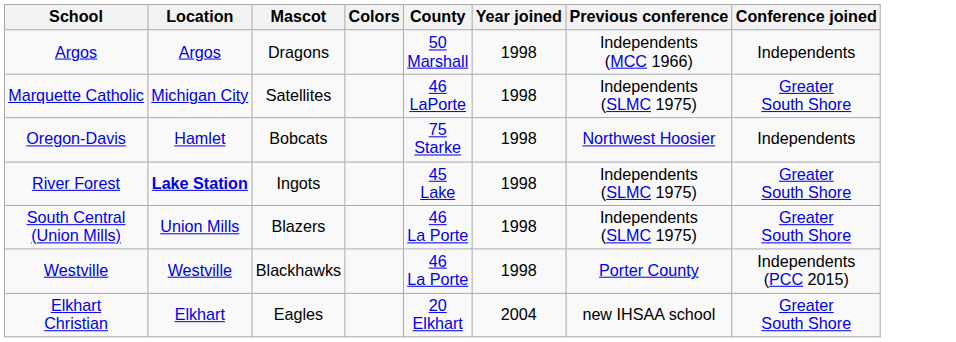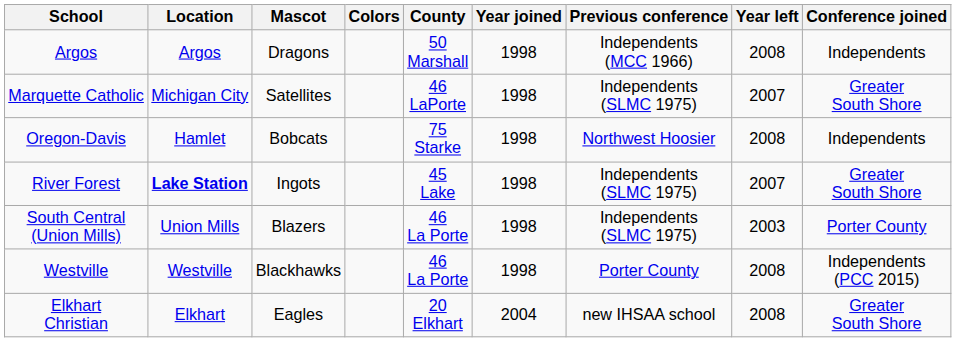+ column: (767, 17)
(806, 227) Greater South Shore -> (877, 227) Porter County
